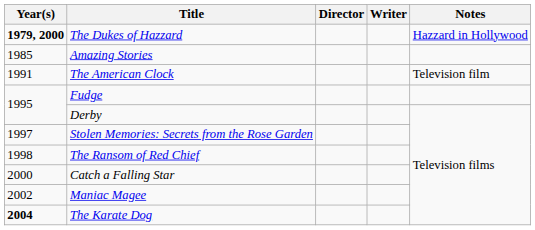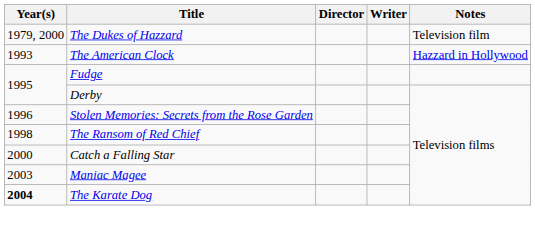(36, 34) bold -> (36, 34) normal
(470, 34) Hazzard in Hollywood -> (451, 34) Television film
- row: (111, 54)
(20, 74) 1991 -> (20, 54) 1993
(451, 74) Television film -> (470, 54) Hazzard in Hollywood
(20, 134) 1997 -> (20, 114) 1996
(20, 194) 2002 -> (20, 174) 2003
